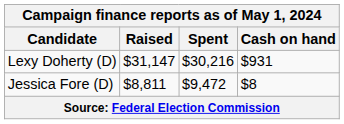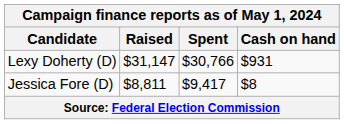(208, 61) $30,216 -> (208, 61) $30,766
(204, 84) $9,472 -> (204, 84) $9,417
